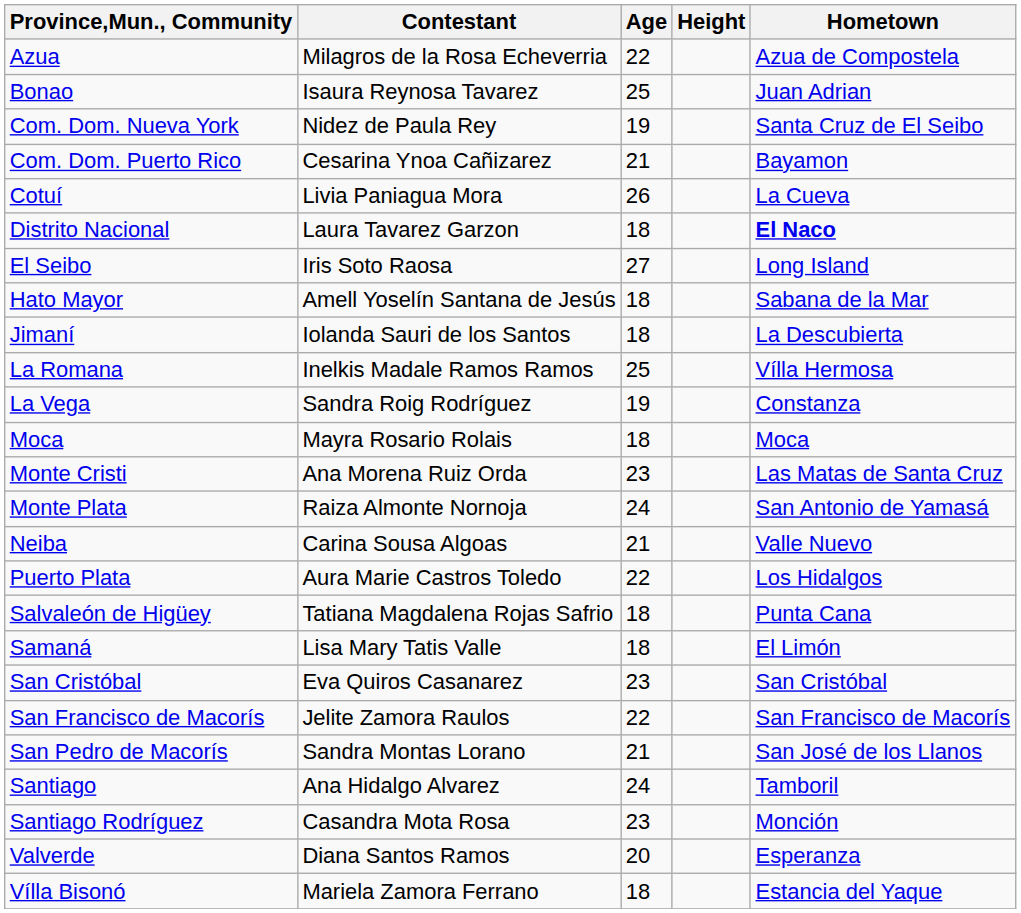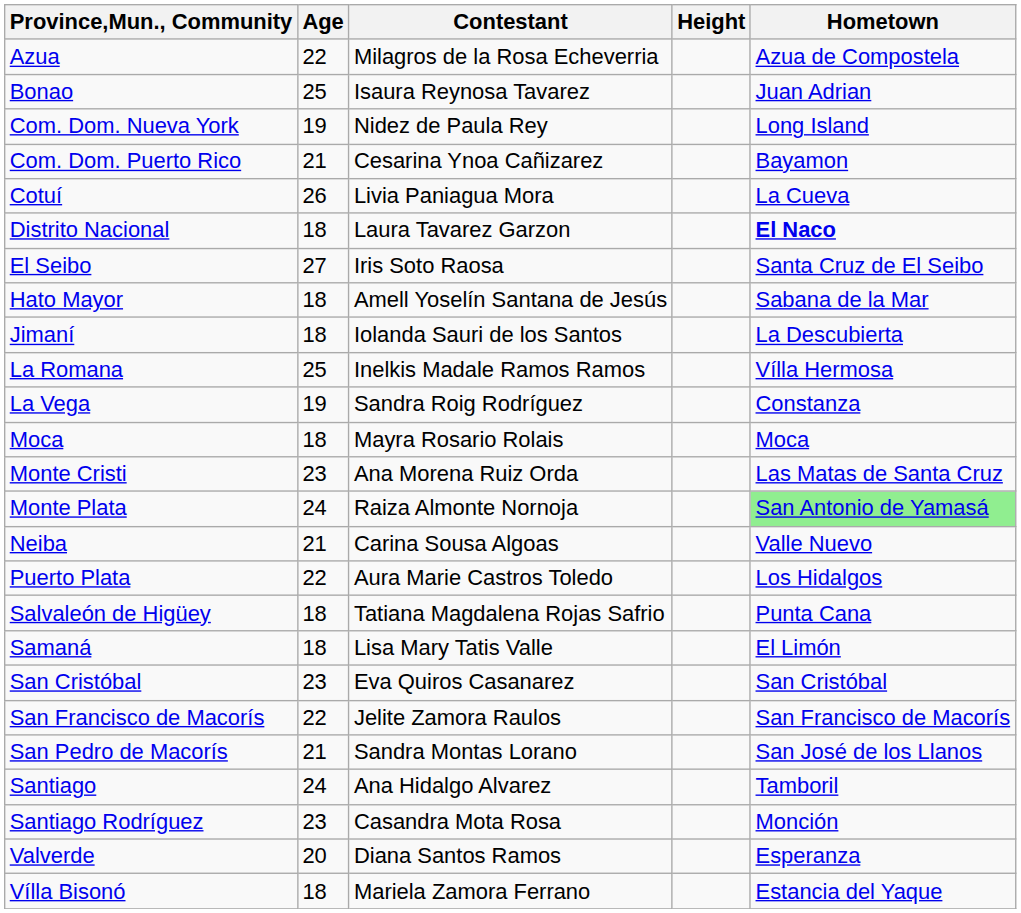columns swapped: (459, 21) <-> (646, 21)
(869, 126) Santa Cruz de El Seibo -> (812, 126) Long Island
(812, 265) Long Island -> (869, 265) Santa Cruz de El Seibo
(872, 508) no background -> (872, 508) lightgreen background
